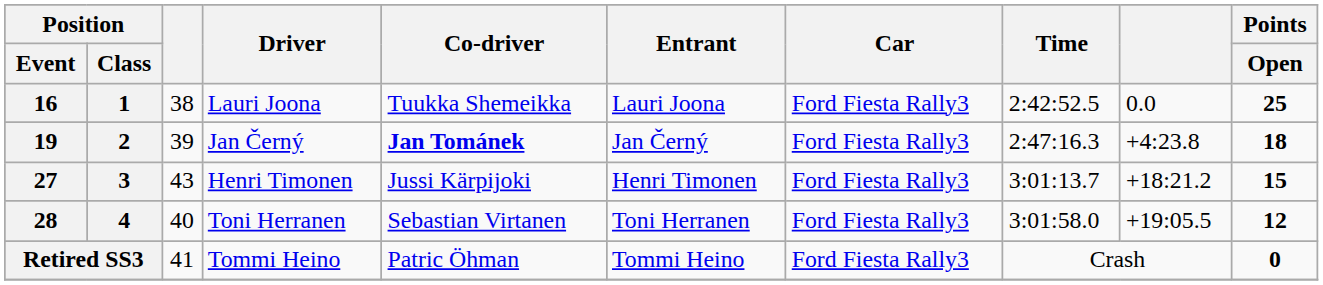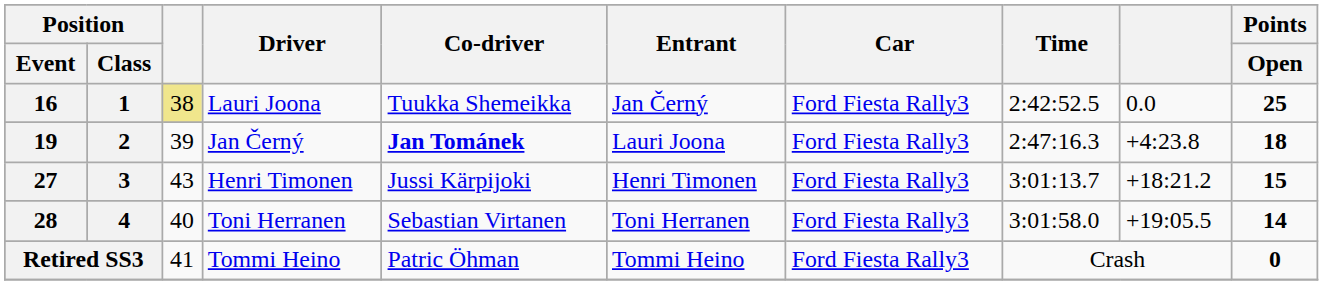(182, 102) no background -> (182, 102) khaki background
(668, 102) Lauri Joona -> (660, 102) Jan Černý
(660, 141) Jan Černý -> (668, 141) Lauri Joona
(1275, 220) 12 -> (1275, 220) 14
